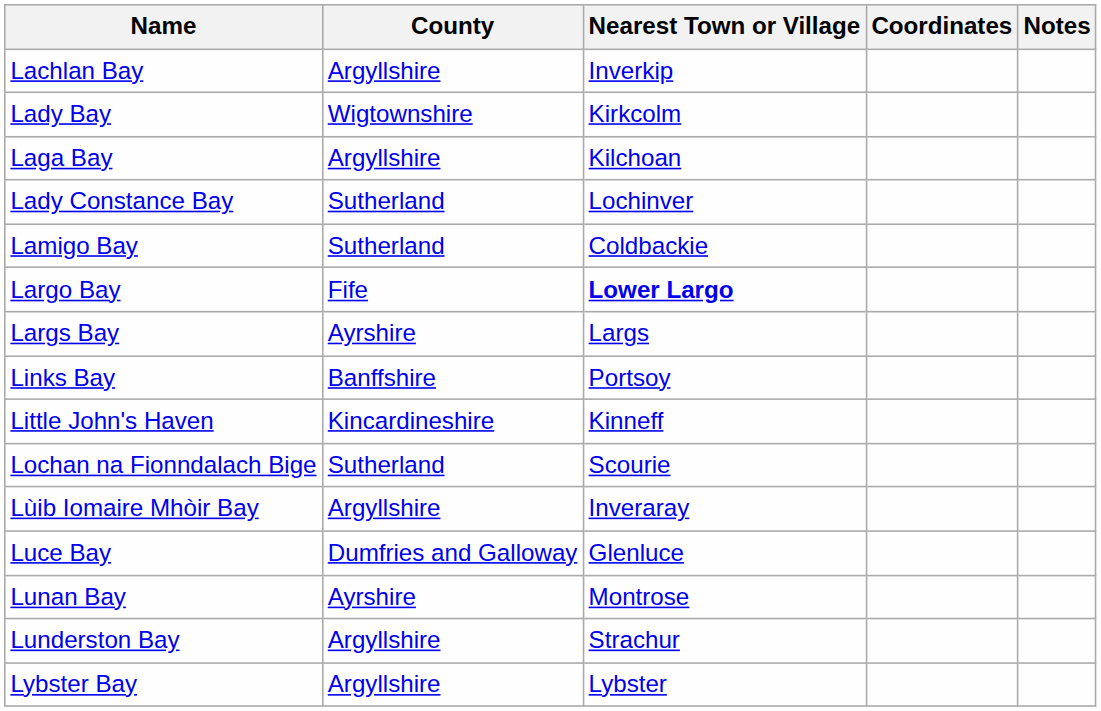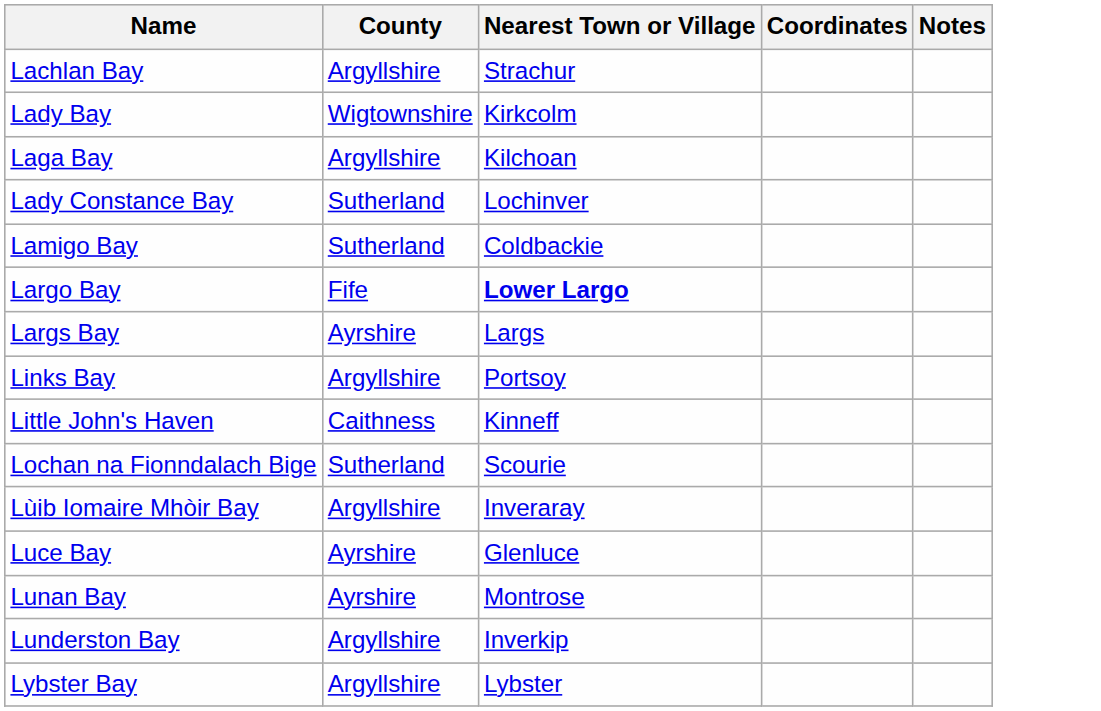(631, 70) Inverkip -> (530, 70) Strachur
(382, 376) Banffshire -> (384, 376) Argyllshire
(411, 420) Kincardineshire -> (381, 420) Caithness
(453, 552) Dumfries and Galloway -> (372, 552) Ayrshire
(634, 640) Strachur -> (526, 640) Inverkip
